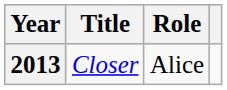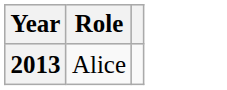- column: (105, 24)
